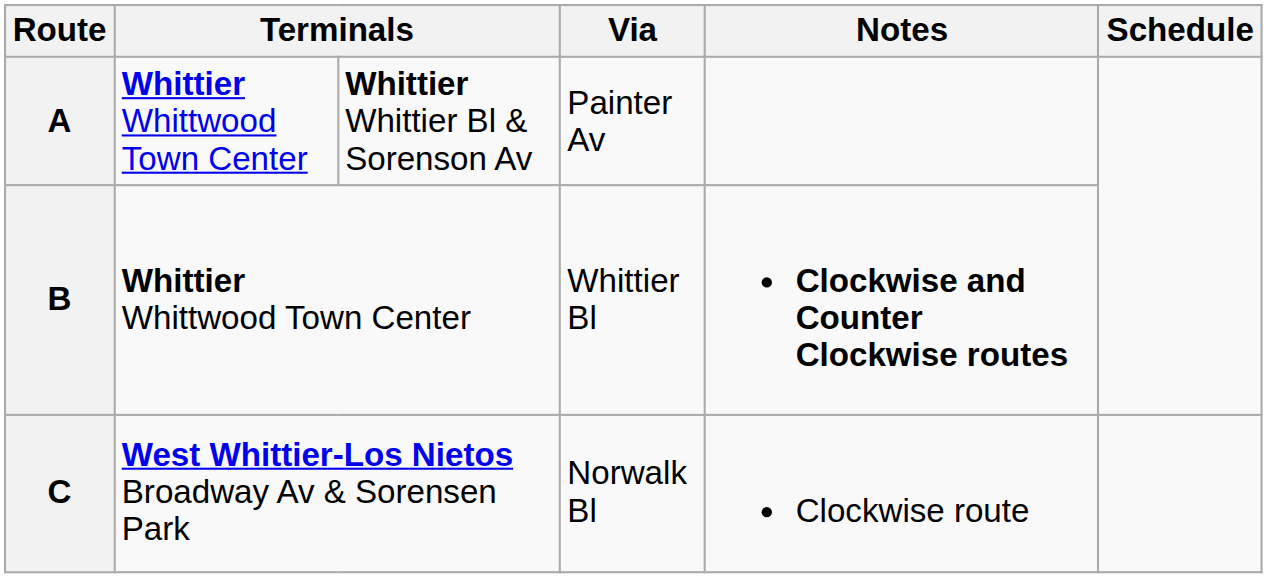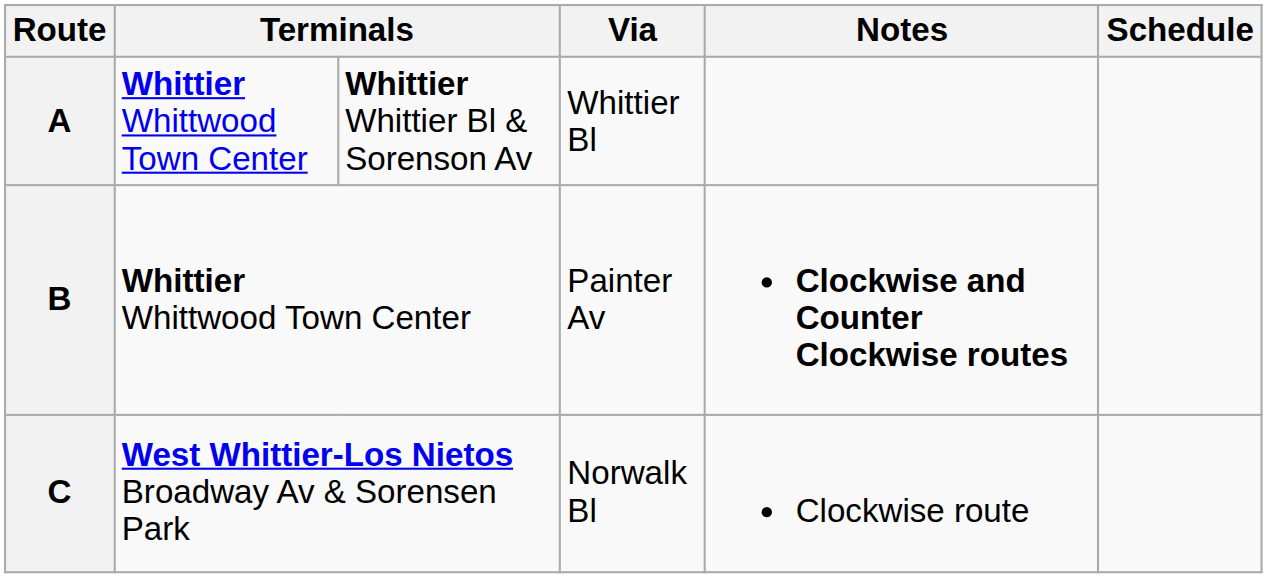(620, 120) Painter Av -> (623, 120) Whittier Bl
(623, 299) Whittier Bl -> (620, 299) Painter Av
